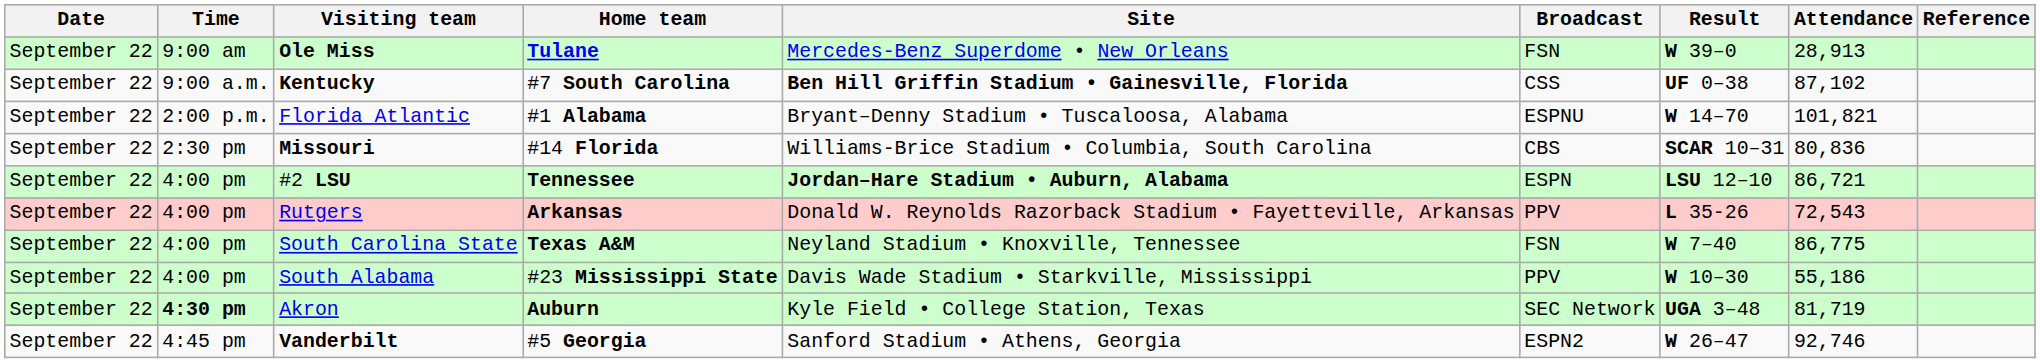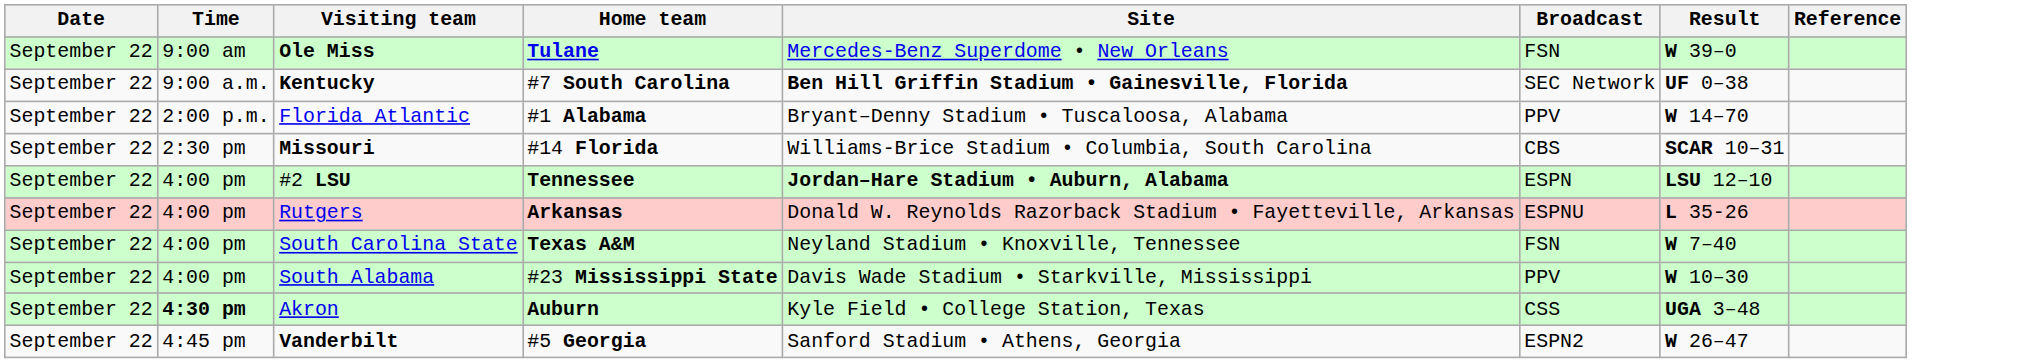- column: (1854, 21)
(1542, 85) CSS -> (1590, 85) SEC Network
(1554, 117) ESPNU -> (1542, 117) PPV
(1542, 214) PPV -> (1554, 214) ESPNU
(1590, 310) SEC Network -> (1542, 310) CSS
